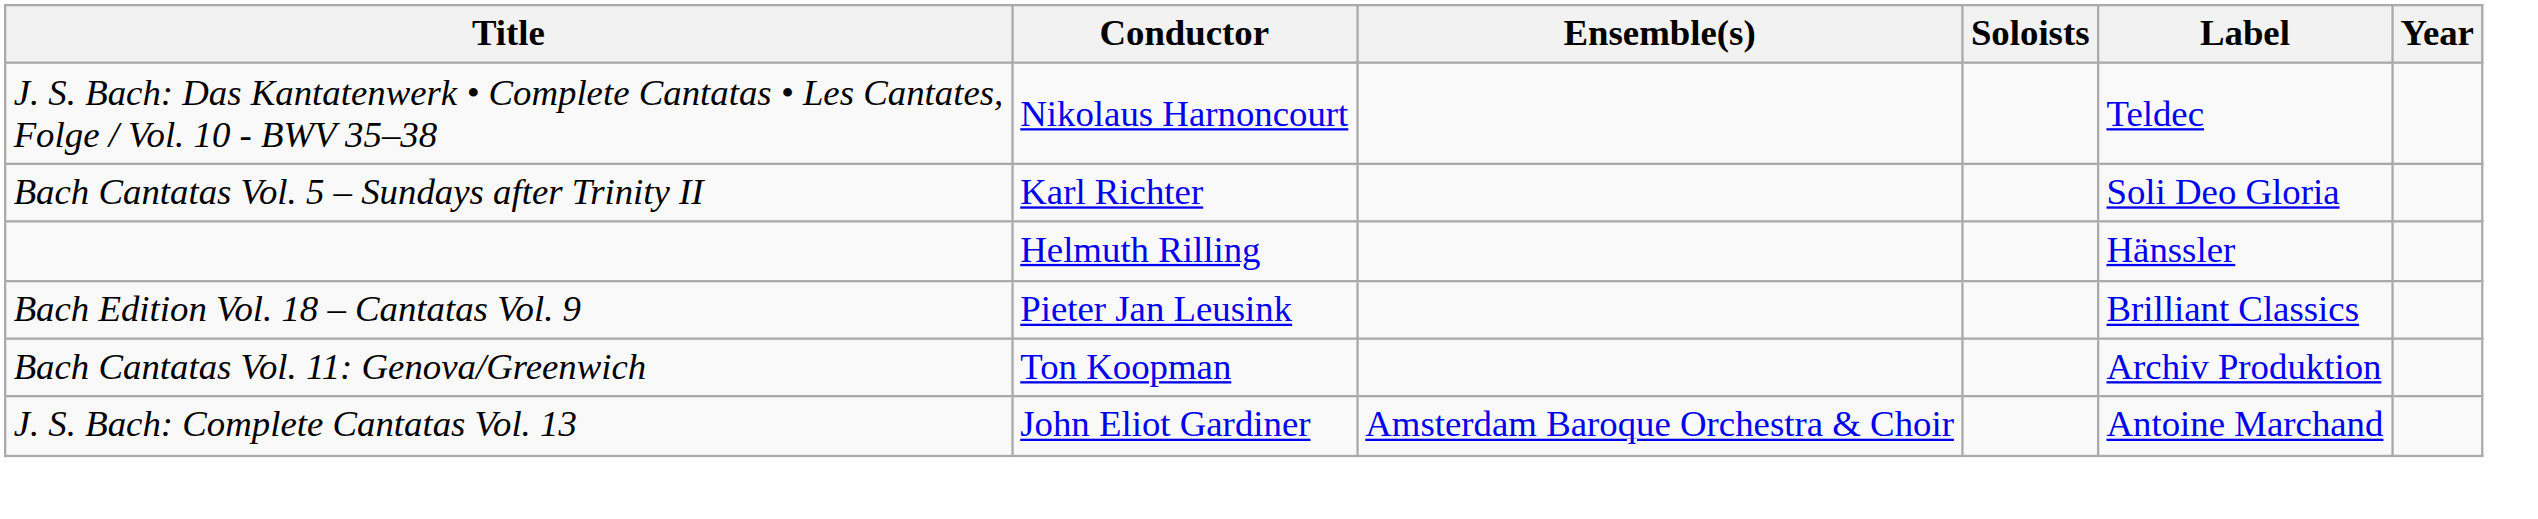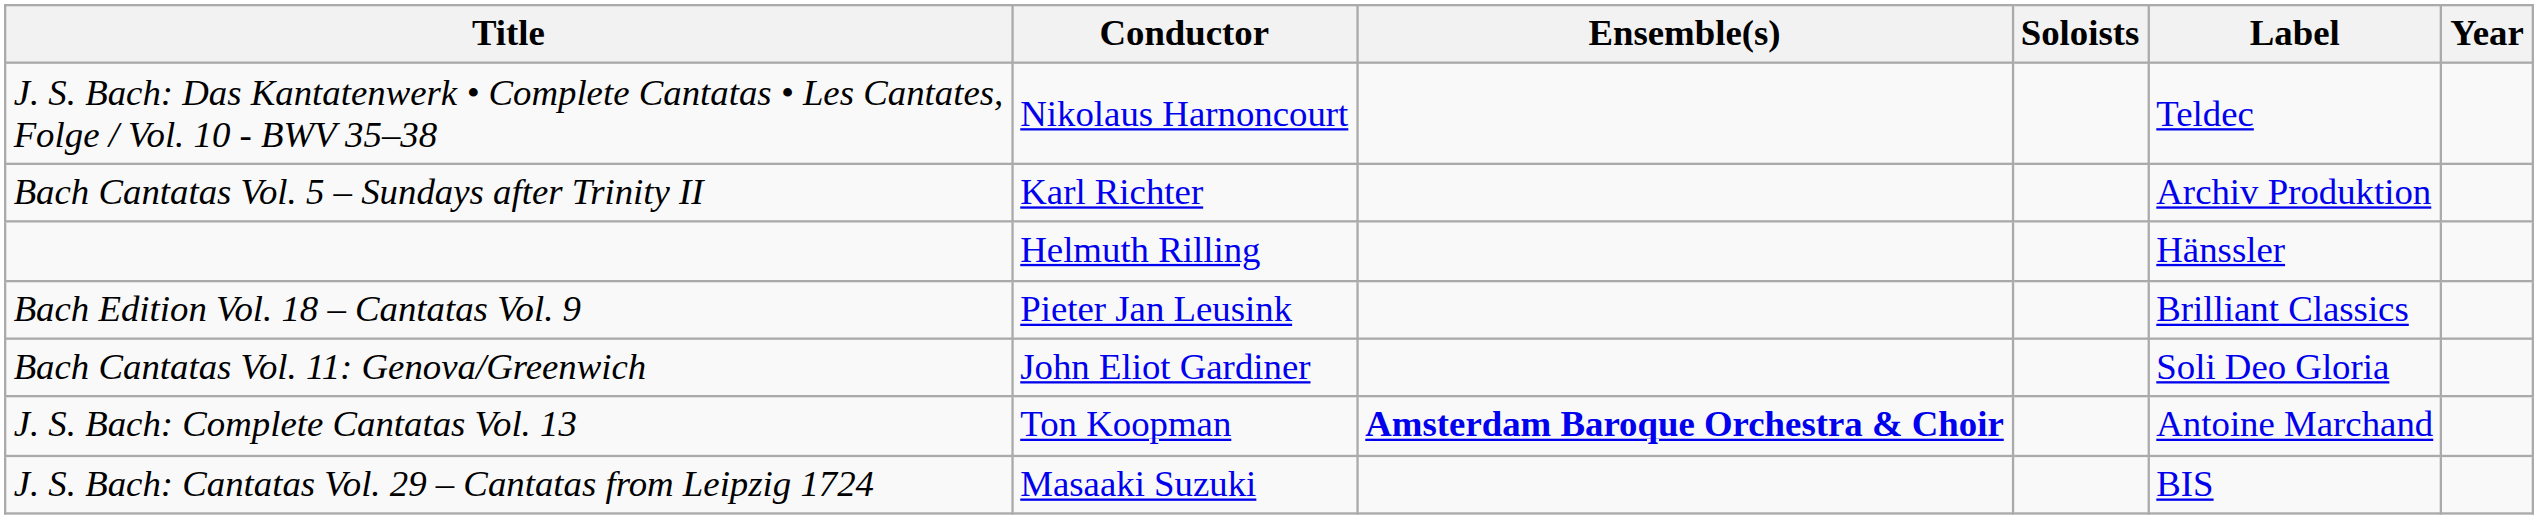(2223, 191) Soli Deo Gloria -> (2294, 191) Archiv Produktion
(1126, 366) Ton Koopman -> (1165, 366) John Eliot Gardiner
(2244, 366) Archiv Produktion -> (2273, 366) Soli Deo Gloria
(1165, 425) John Eliot Gardiner -> (1126, 425) Ton Koopman
(1660, 425) normal -> (1685, 425) bold
+ row: (444, 483)
